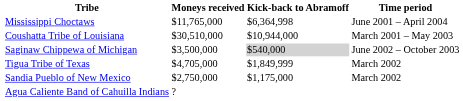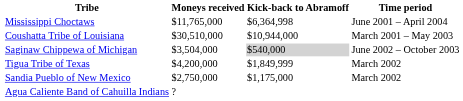(195, 50) $3,500,000 -> (195, 50) $3,504,000
(195, 64) $4,705,000 -> (195, 64) $4,200,000
